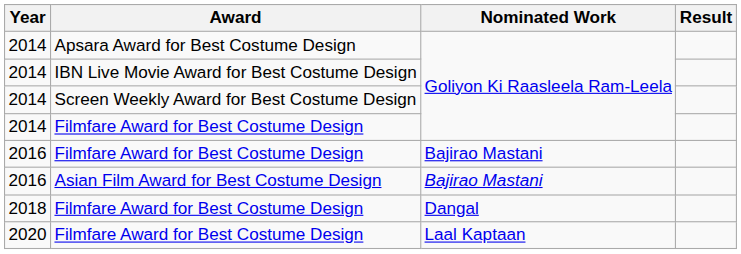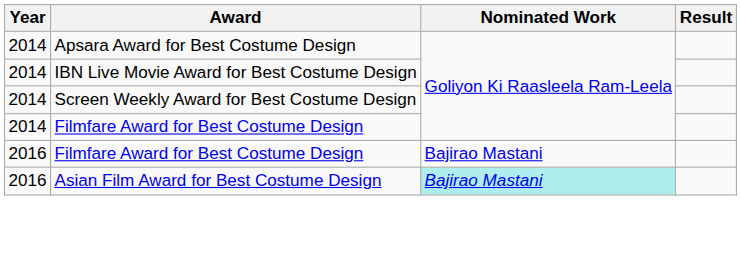(484, 180) no background -> (484, 180) paleturquoise background
- row: (28, 208)
- row: (28, 235)
